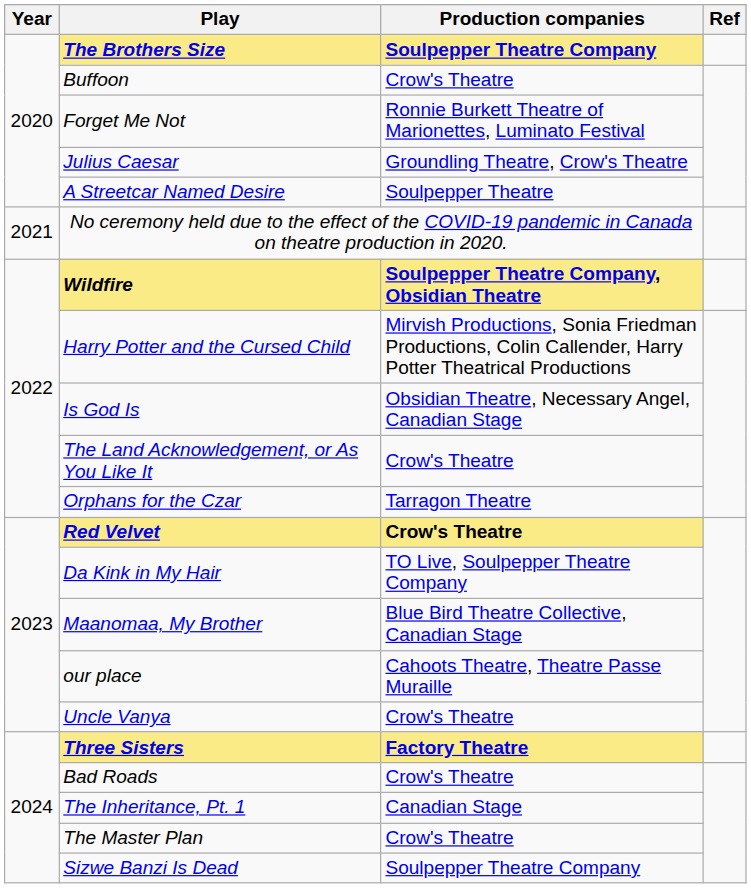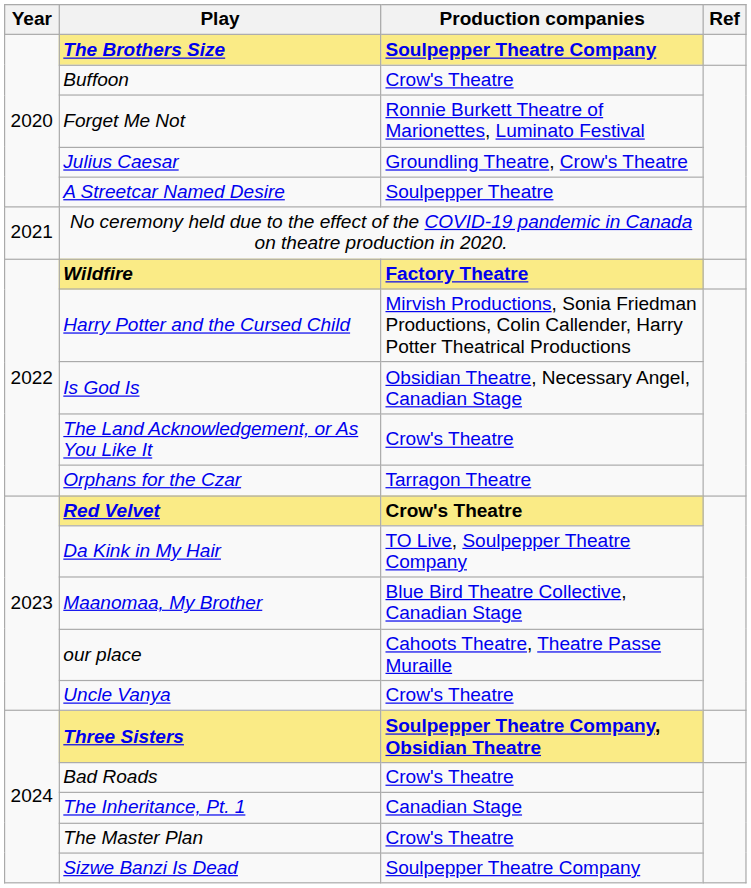(523, 284) Soulpepper Theatre Company, Obsidian Theatre -> (457, 273) Factory Theatre
(457, 747) Factory Theatre -> (523, 736) Soulpepper Theatre Company, Obsidian Theatre
